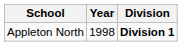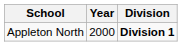(102, 31) 1998 -> (102, 31) 2000
